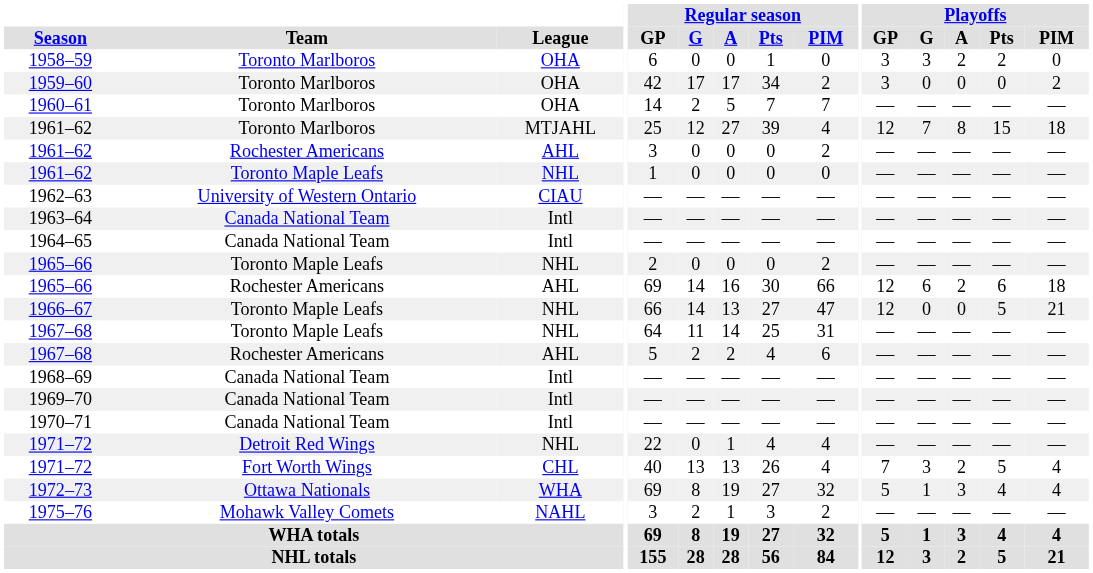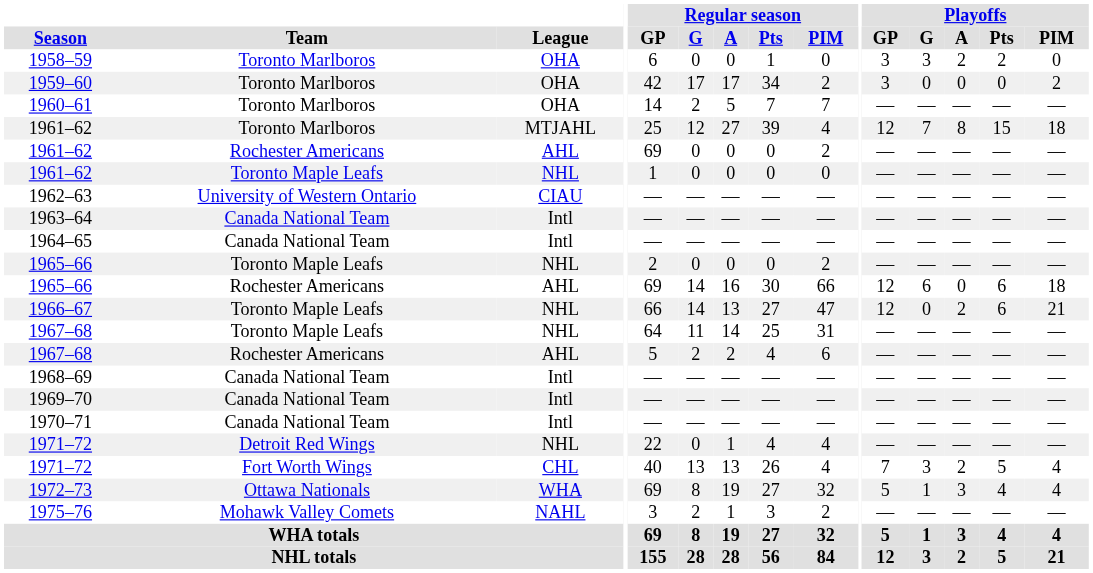(653, 150) 3 -> (653, 150) 69
(961, 286) 2 -> (961, 286) 0
(961, 309) 0 -> (961, 309) 2
(1002, 309) 5 -> (1002, 309) 6
